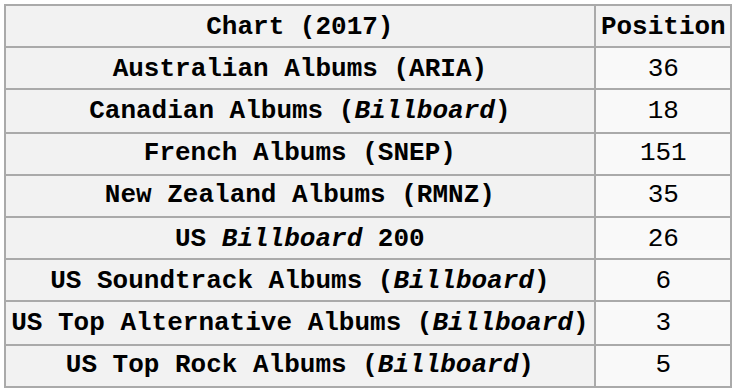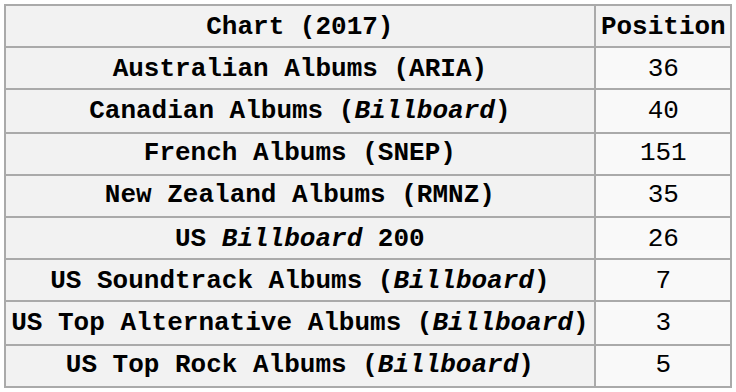(663, 111) 18 -> (663, 111) 40
(663, 280) 6 -> (663, 280) 7
